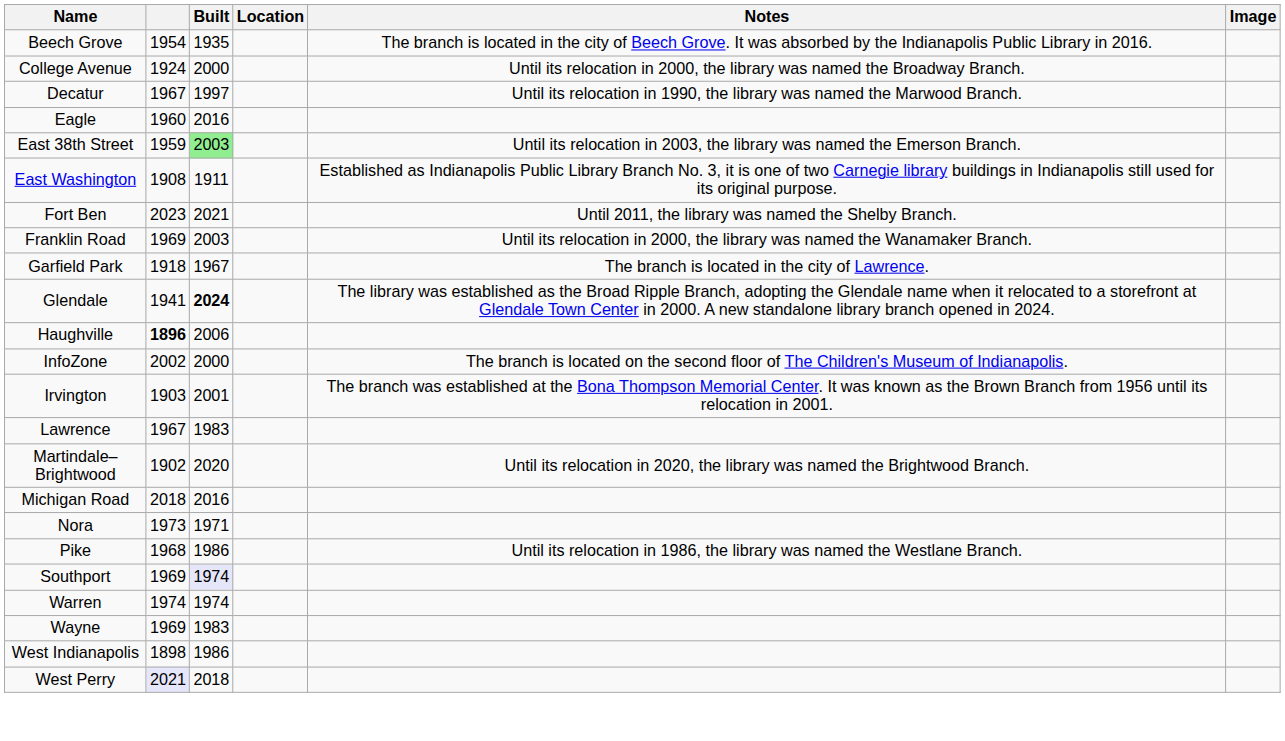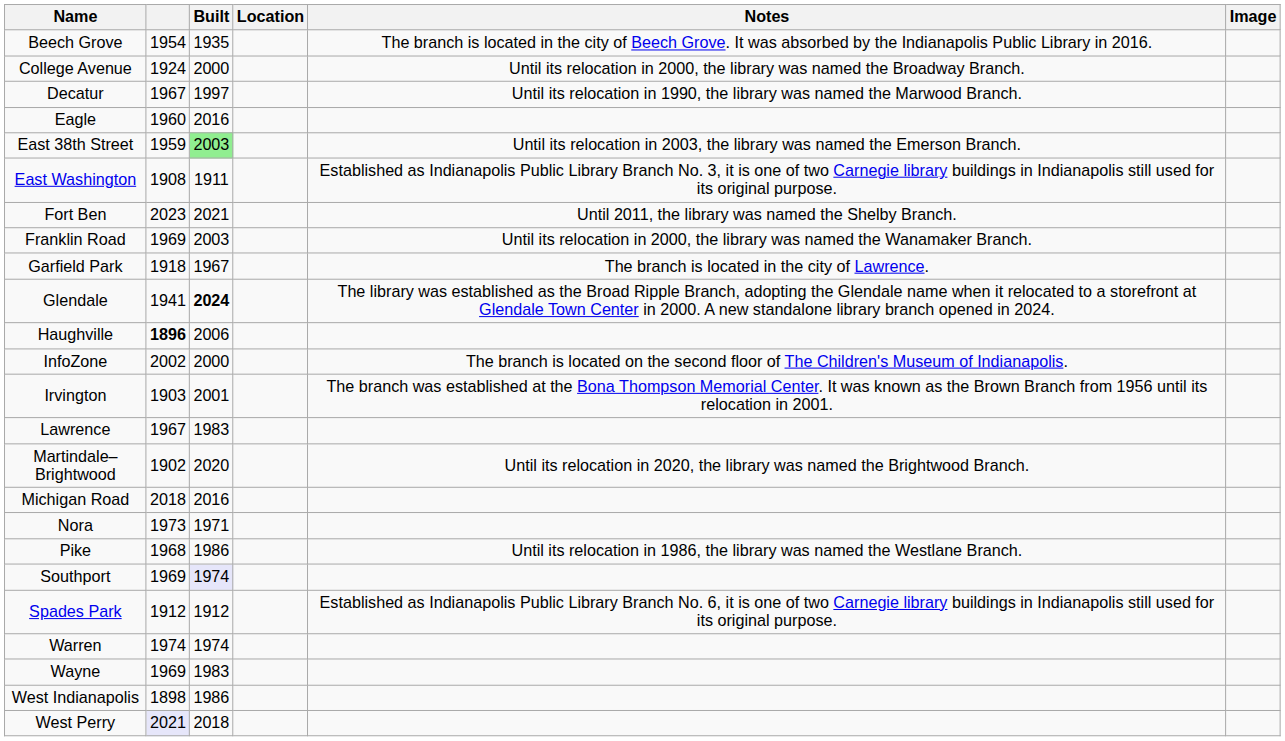+ row: (75, 611)
